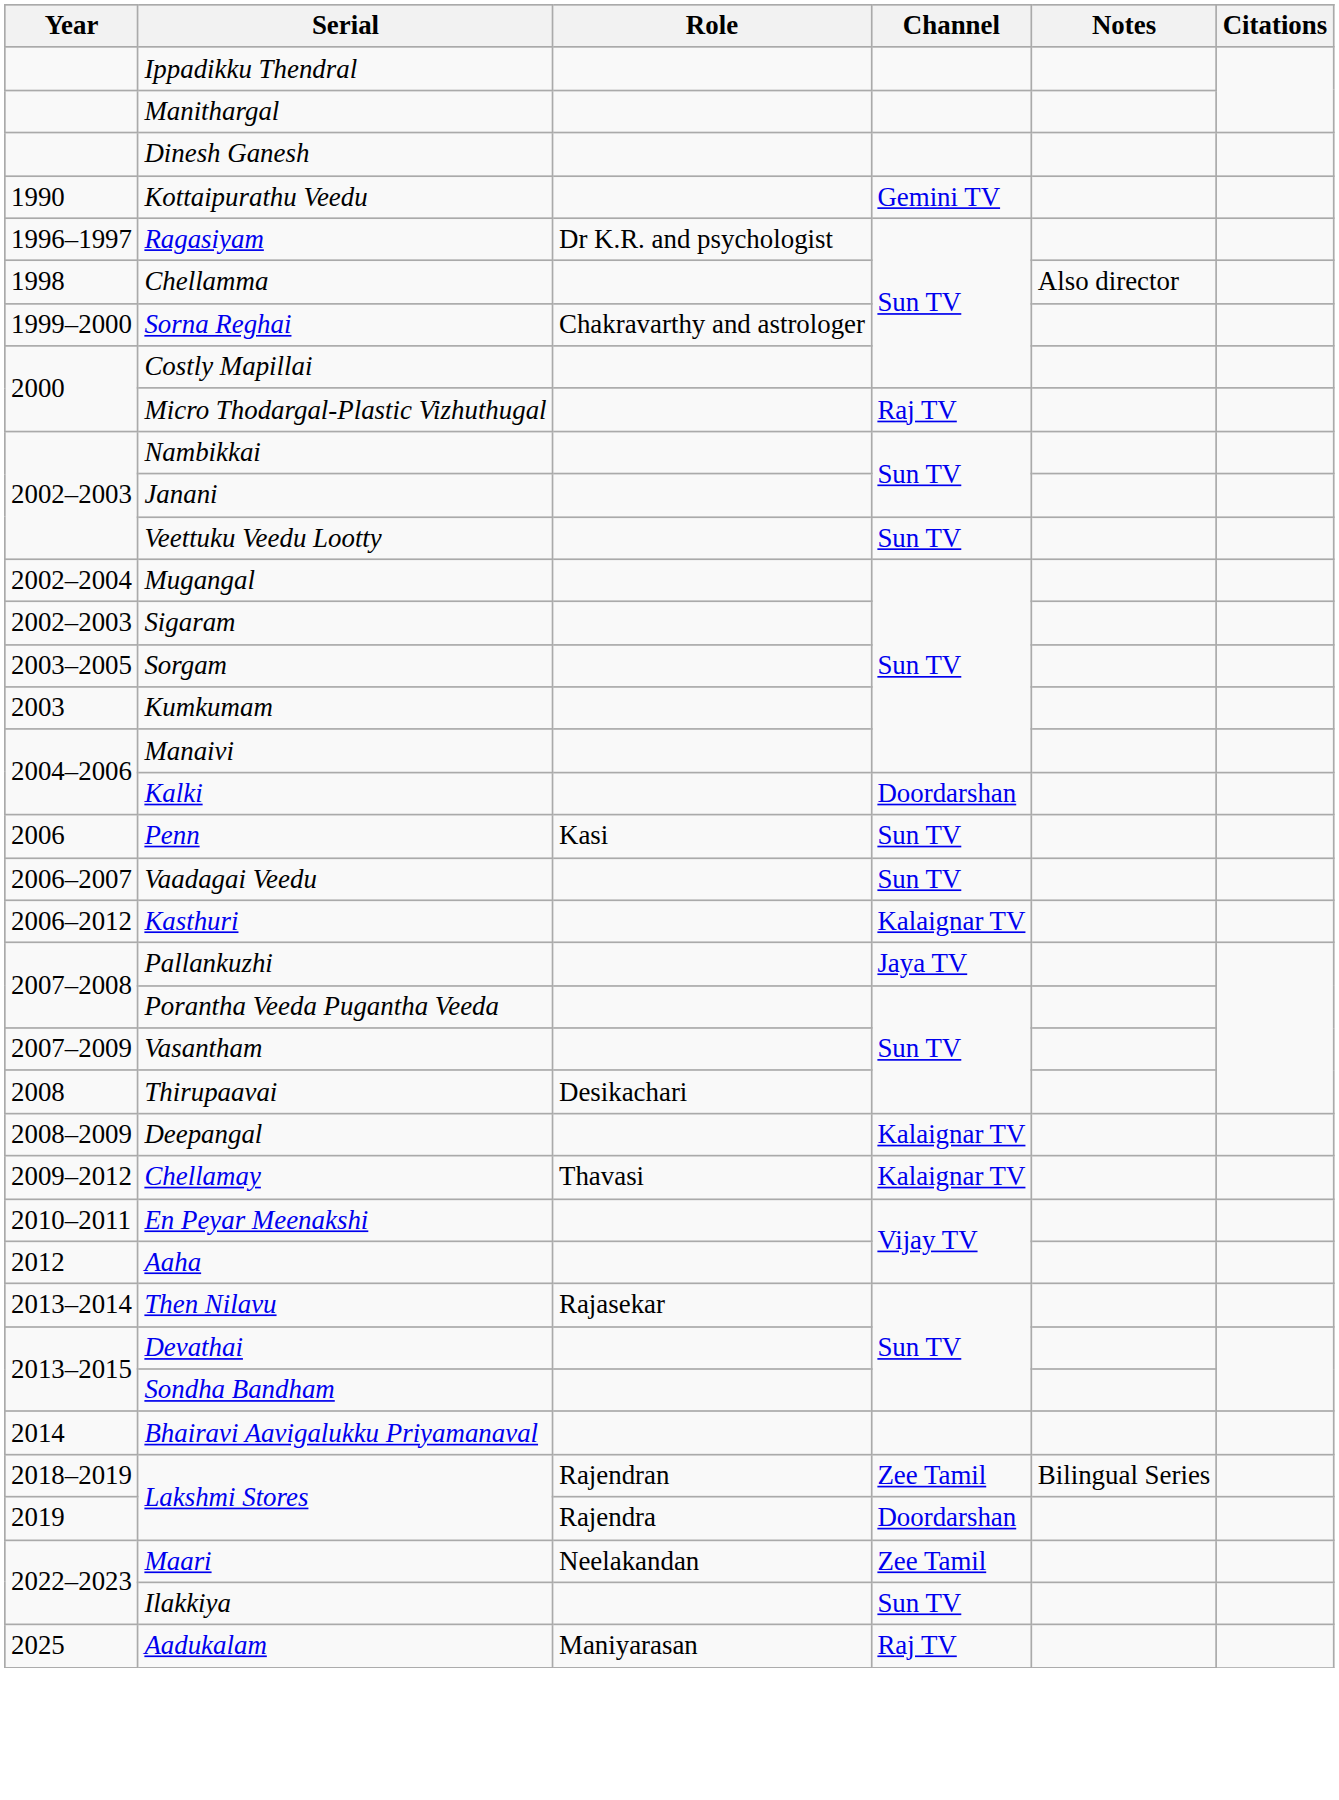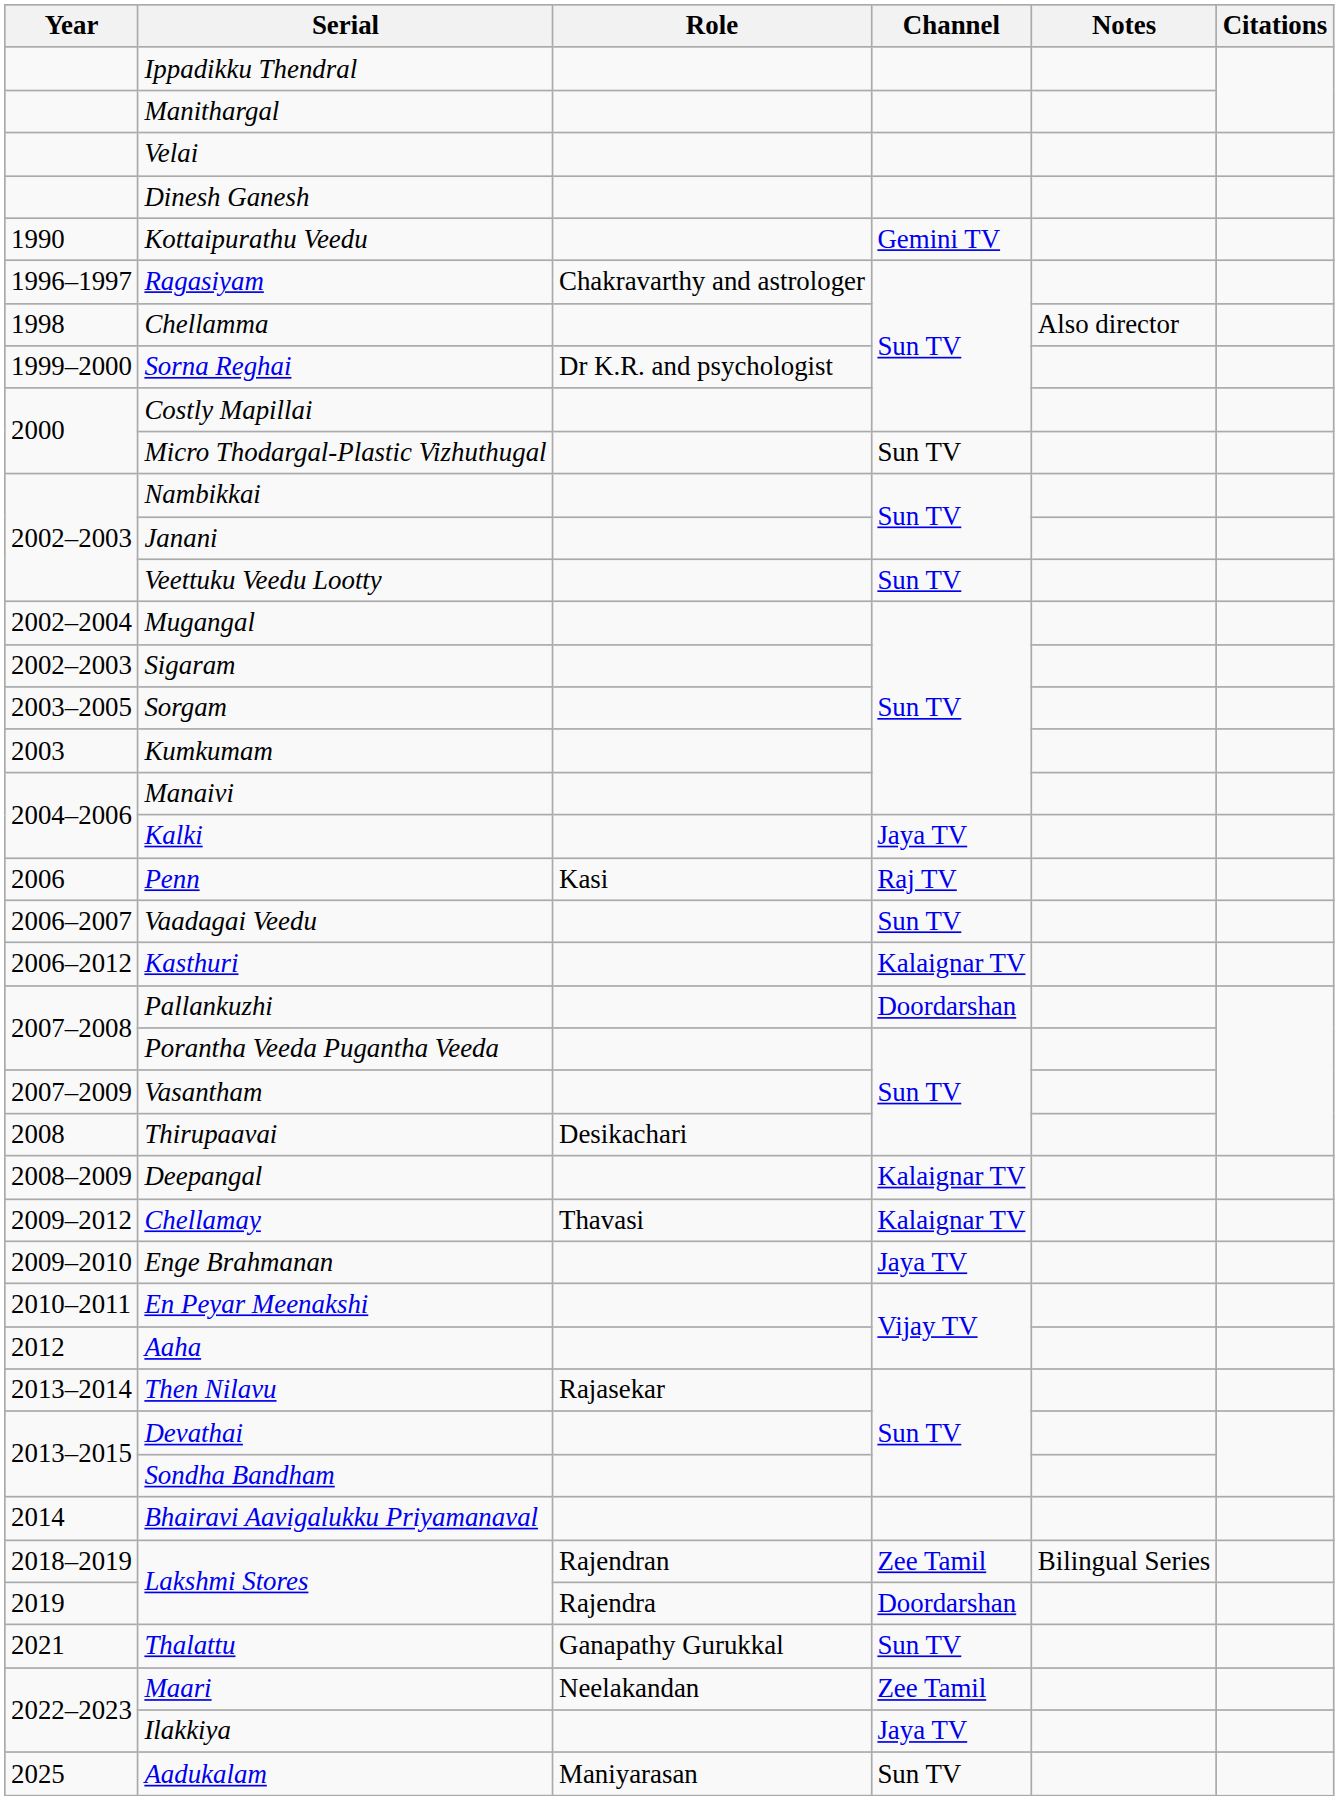+ row: (72, 154)
(696, 238) Dr K.R. and psychologist -> (712, 281) Chakravarthy and astrologer
(712, 324) Chakravarthy and astrologer -> (696, 366) Dr K.R. and psychologist
(917, 409) Raj TV -> (919, 452) Sun TV
(947, 793) Doordarshan -> (922, 835) Jaya TV
(919, 835) Sun TV -> (917, 878) Raj TV
(922, 963) Jaya TV -> (947, 1006) Doordarshan
+ row: (72, 1262)
+ row: (38, 1645)
(919, 1603) Sun TV -> (922, 1731) Jaya TV
(917, 1645) Raj TV -> (919, 1773) Sun TV
